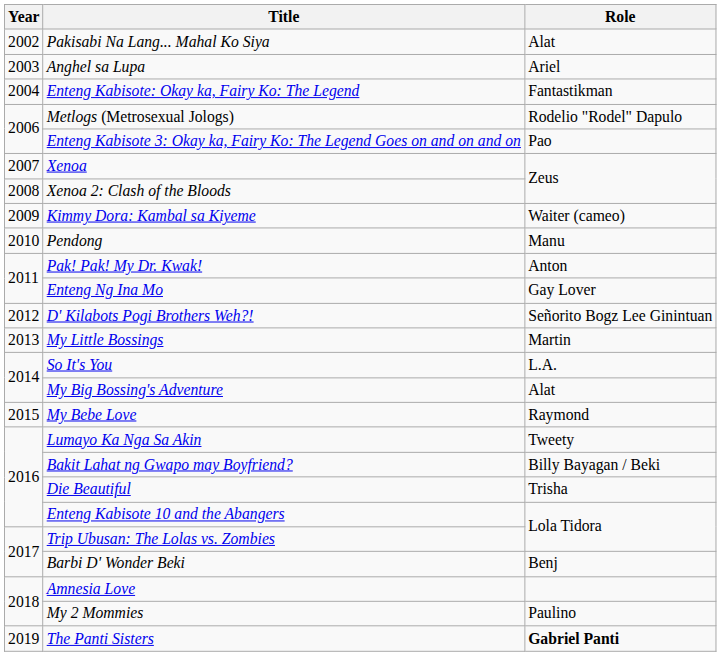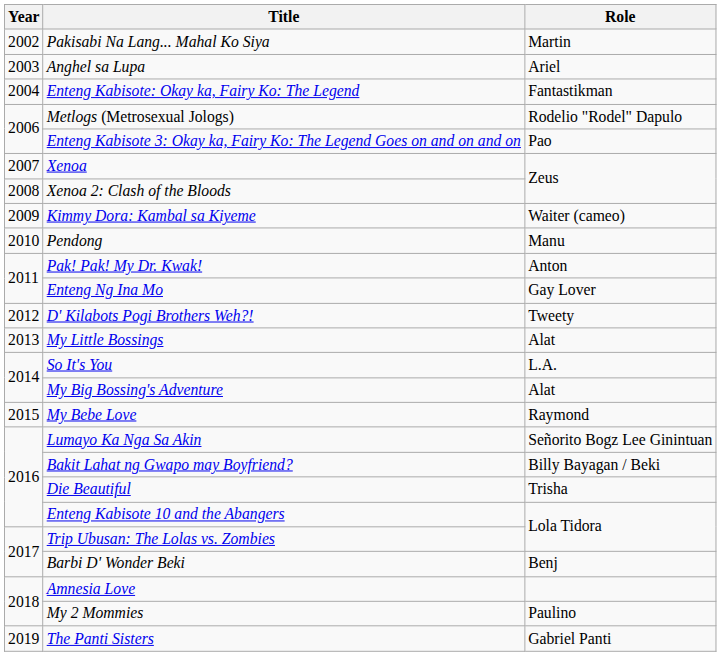(542, 41) Alat -> (550, 41) Martin
(620, 315) Señorito Bogz Lee Ginintuan -> (551, 315) Tweety
(550, 340) Martin -> (542, 340) Alat
(551, 439) Tweety -> (620, 439) Señorito Bogz Lee Ginintuan
(574, 638) bold -> (570, 638) normal
